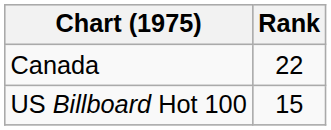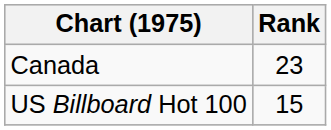(289, 64) 22 -> (289, 64) 23
